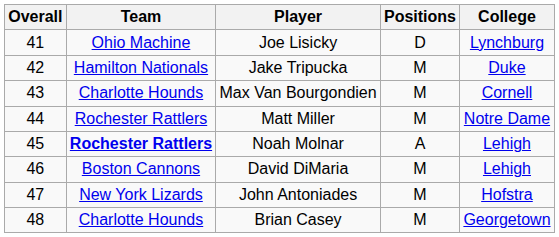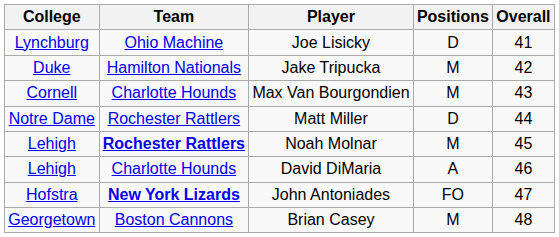columns swapped: (35, 17) <-> (507, 17)
(420, 118) M -> (453, 118) D
(420, 144) A -> (453, 144) M
(141, 169) Boston Cannons -> (174, 169) Charlotte Hounds
(420, 169) M -> (453, 169) A
(141, 194) normal -> (174, 194) bold
(420, 194) M -> (453, 194) FO
(141, 220) Charlotte Hounds -> (174, 220) Boston Cannons
